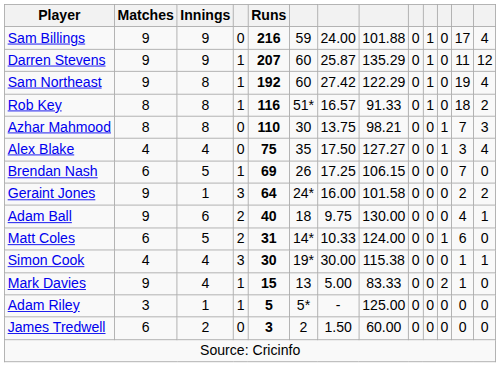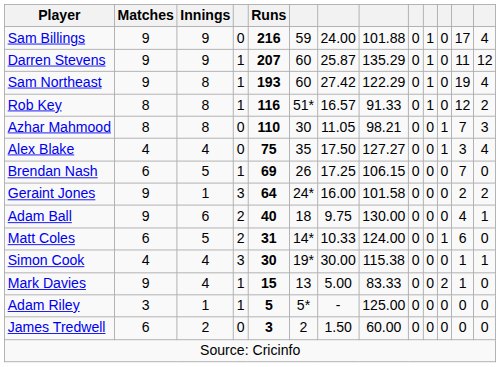(269, 82) 192 -> (269, 82) 193
(463, 104) 18 -> (463, 104) 12
(338, 127) 13.75 -> (338, 127) 11.05
